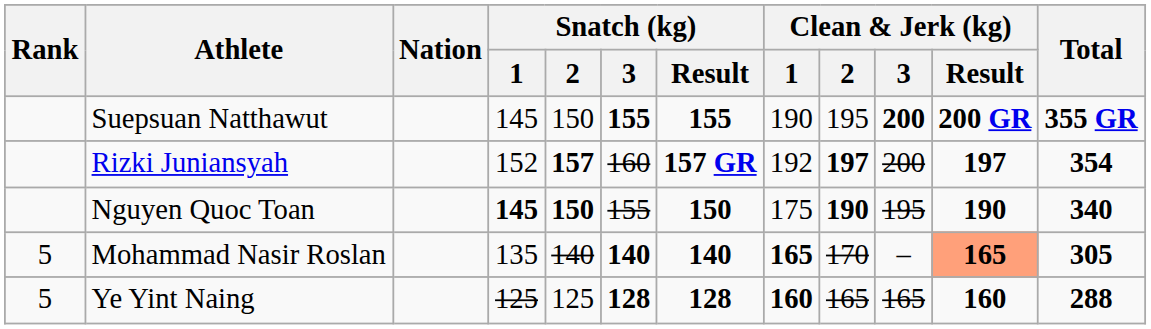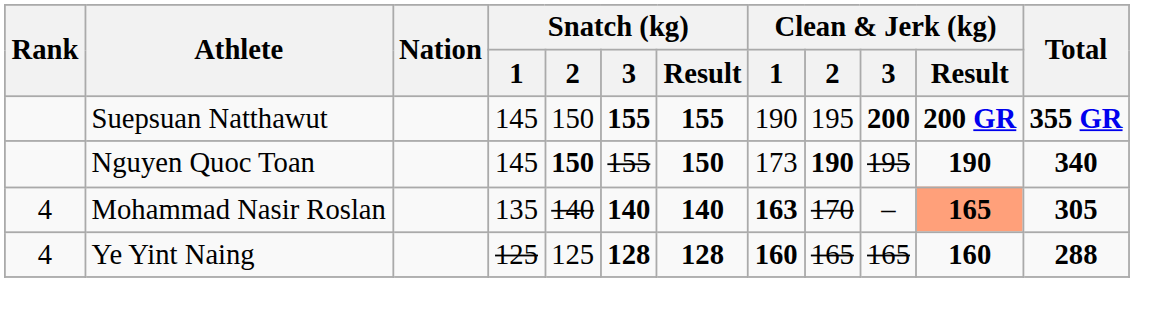- row: (190, 163)
(517, 208) bold -> (517, 163) normal
(791, 208) 175 -> (776, 163) 173
(45, 254) 5 -> (45, 208) 4
(791, 254) 165 -> (776, 208) 163
(45, 299) 5 -> (45, 254) 4
